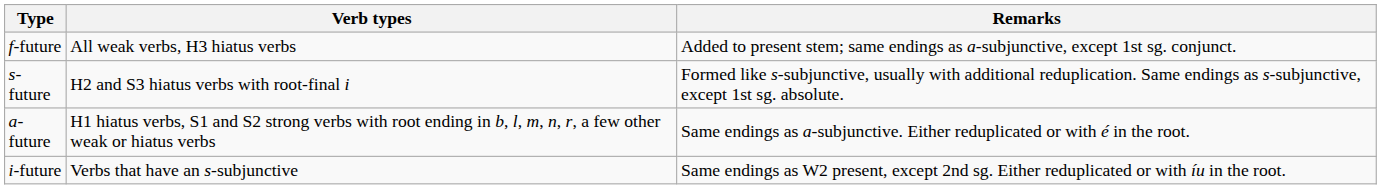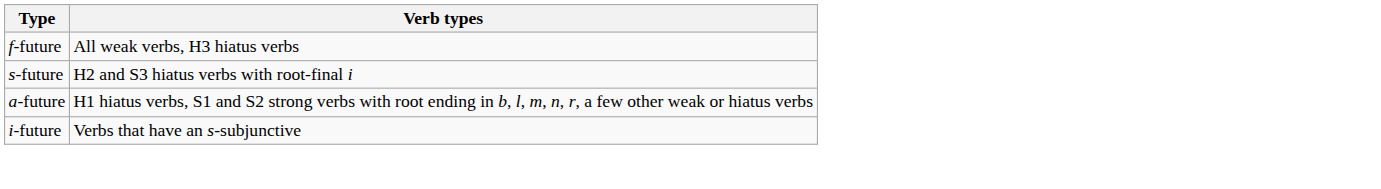- column: (1027, 18)
